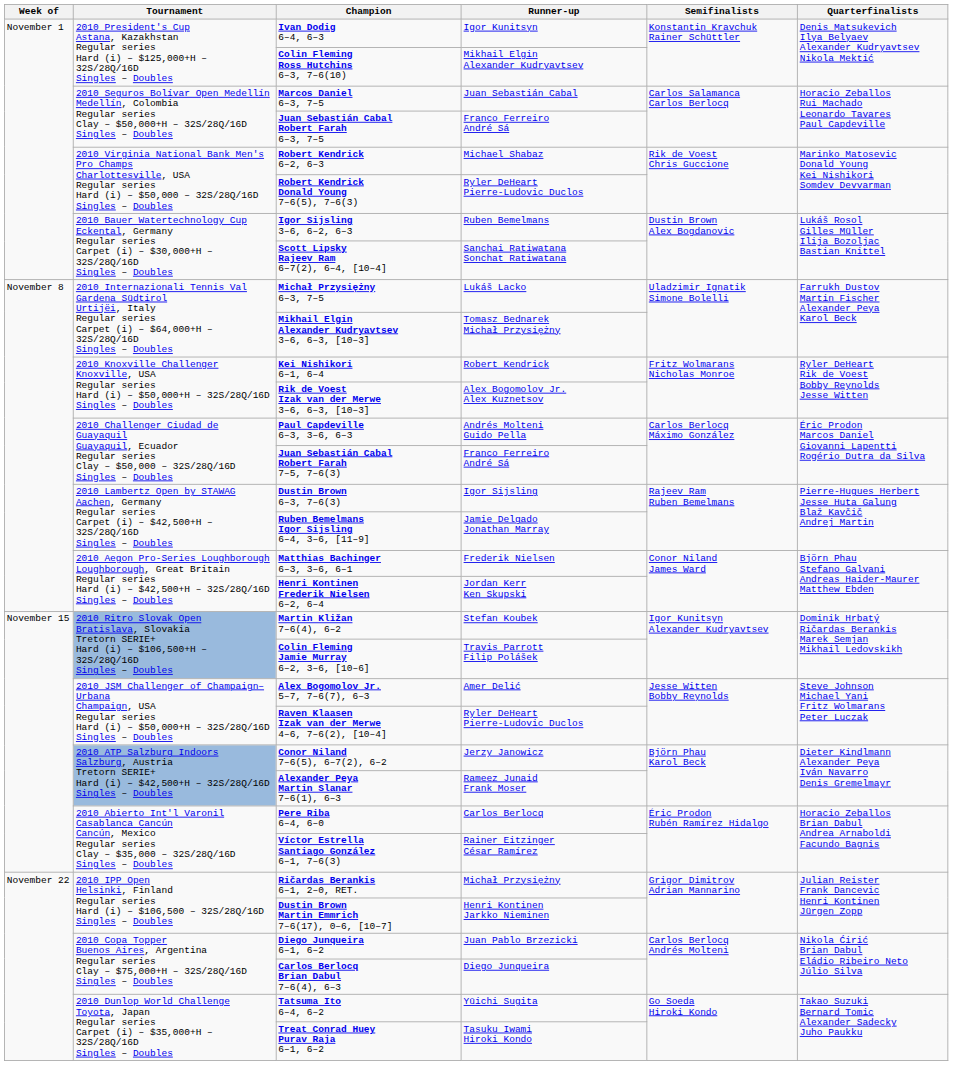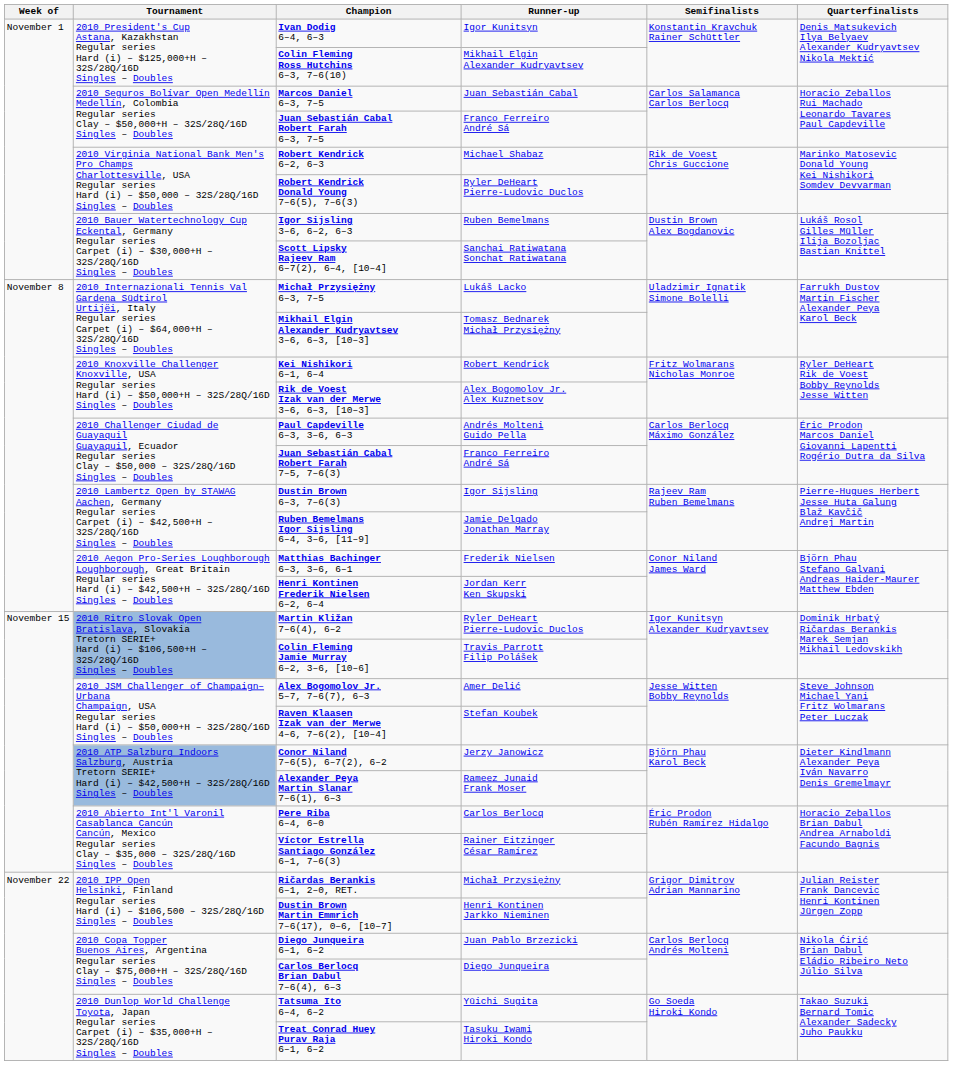(501, 619) Stefan Koubek -> (523, 625) Ryler DeHeart Pierre-Ludovic Duclos
(523, 719) Ryler DeHeart Pierre-Ludovic Duclos -> (501, 714) Stefan Koubek
